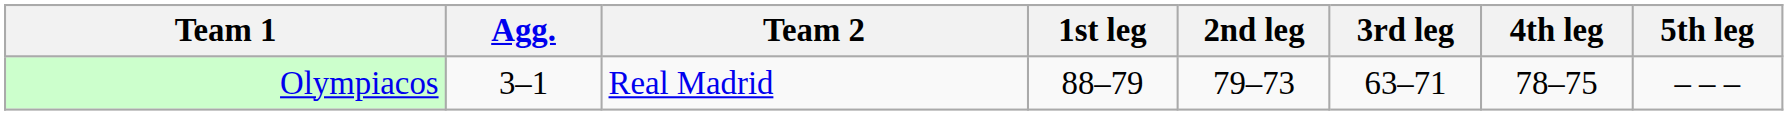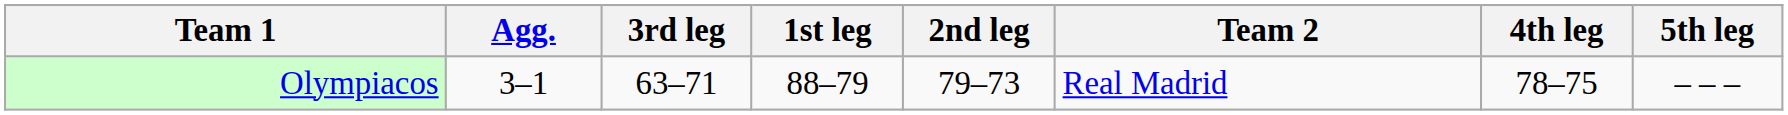columns swapped: (814, 30) <-> (1405, 30)
